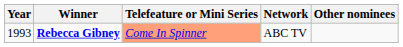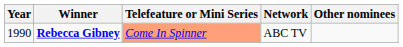(19, 33) 1993 -> (19, 33) 1990
